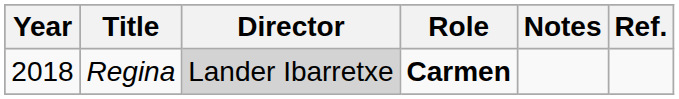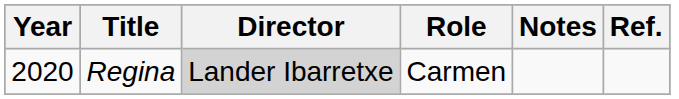(42, 71) 2018 -> (42, 71) 2020
(459, 71) bold -> (456, 71) normal
